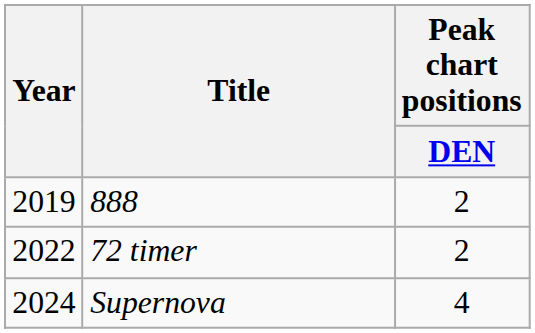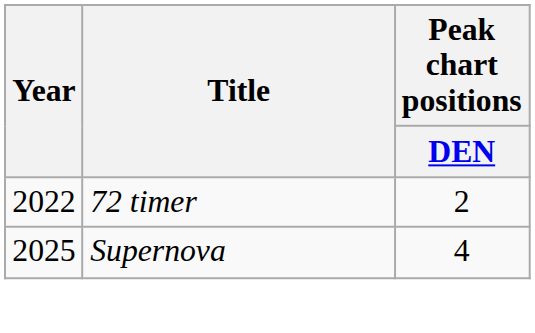- row: (114, 201)
(44, 301) 2024 -> (44, 251) 2025
